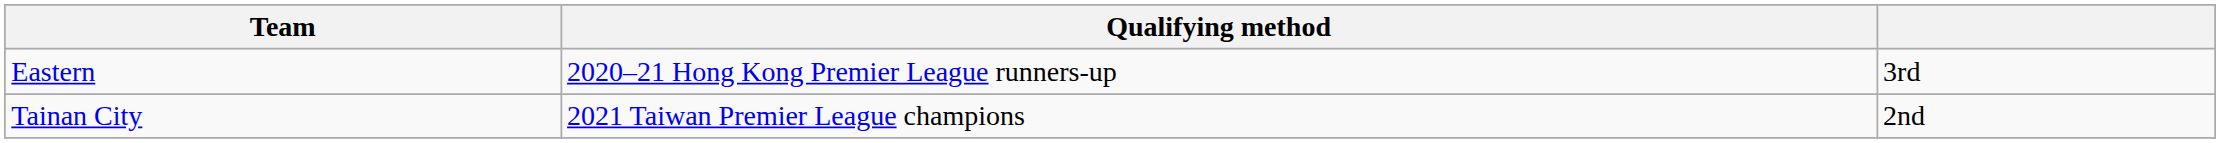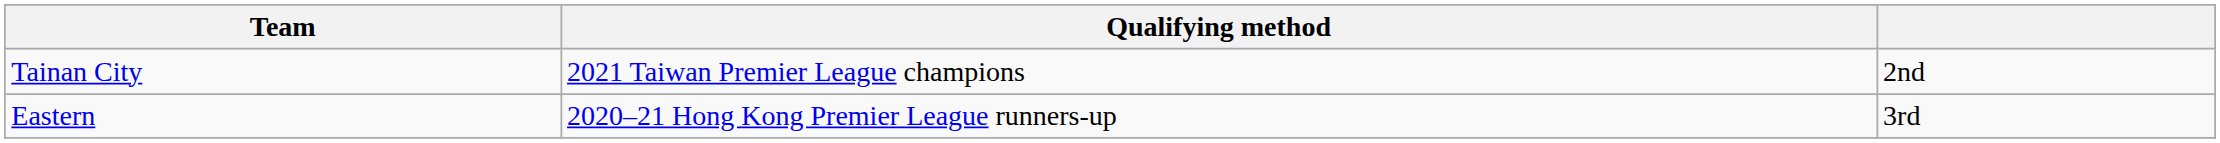rows swapped: (53, 71) <-> (77, 115)
